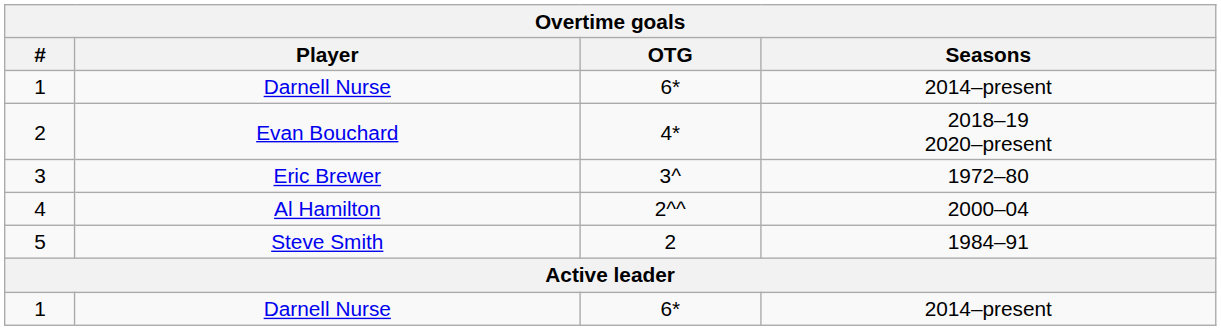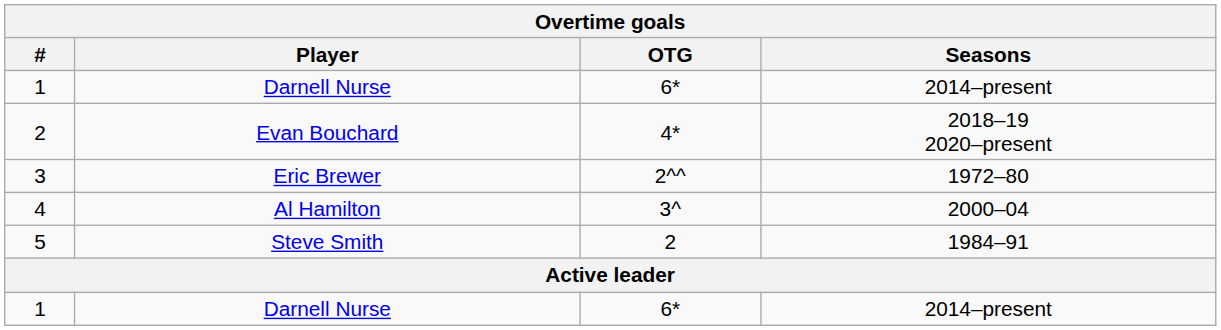(670, 177) 3^ -> (670, 177) 2^^
(670, 209) 2^^ -> (670, 209) 3^
